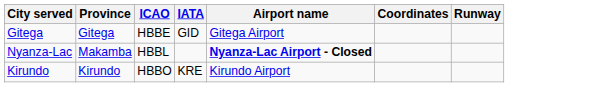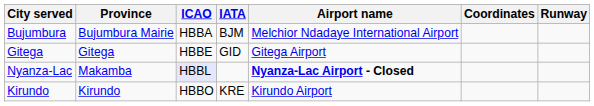+ row: (37, 33)
(153, 52) no background -> (195, 71) lavender background
